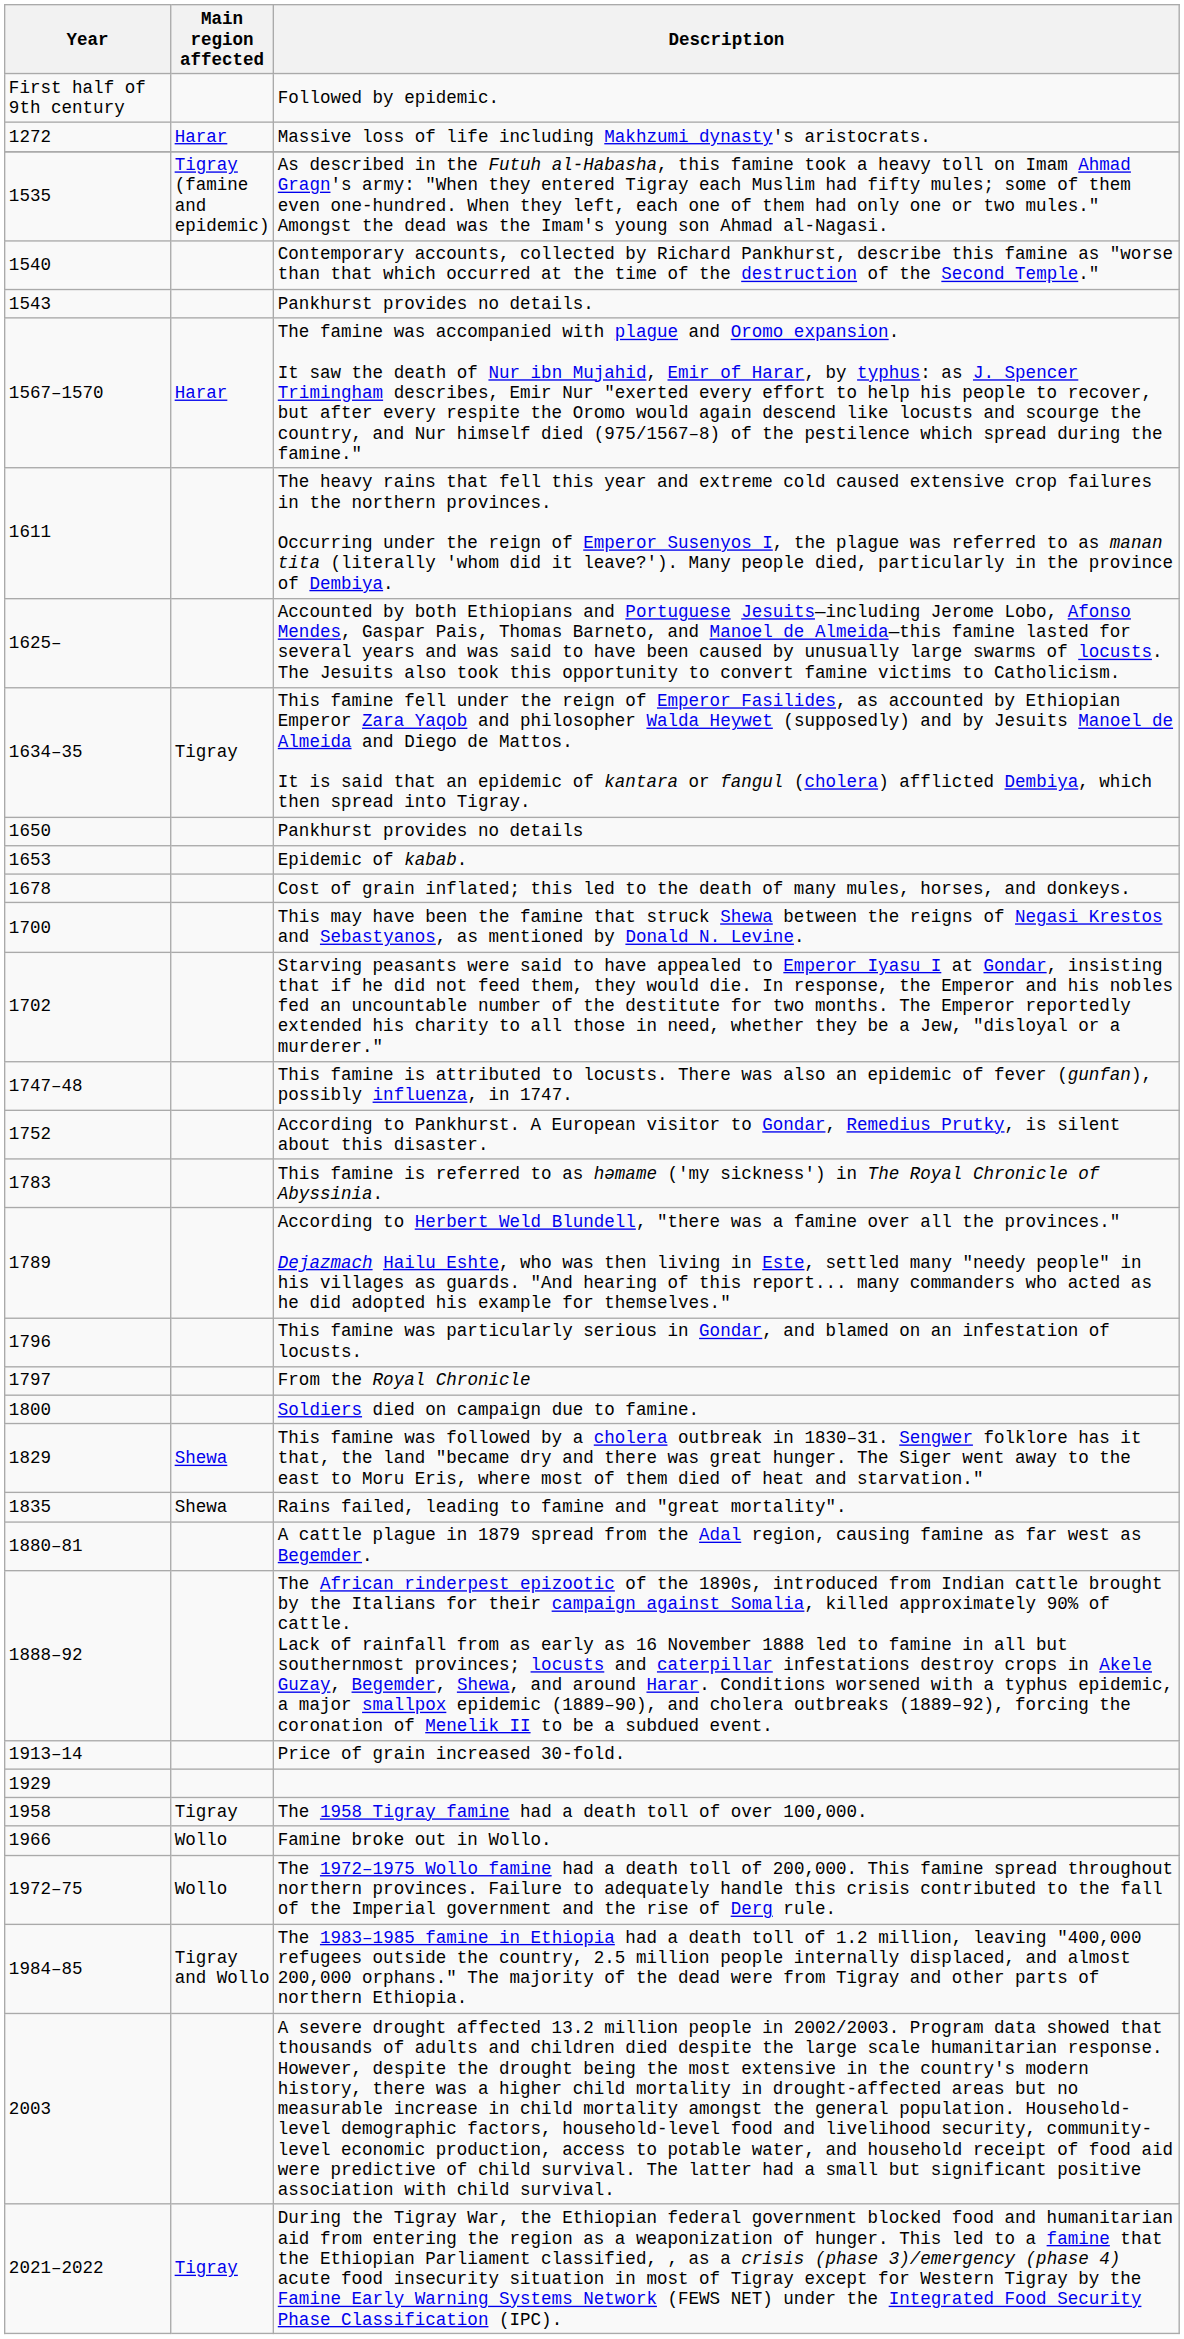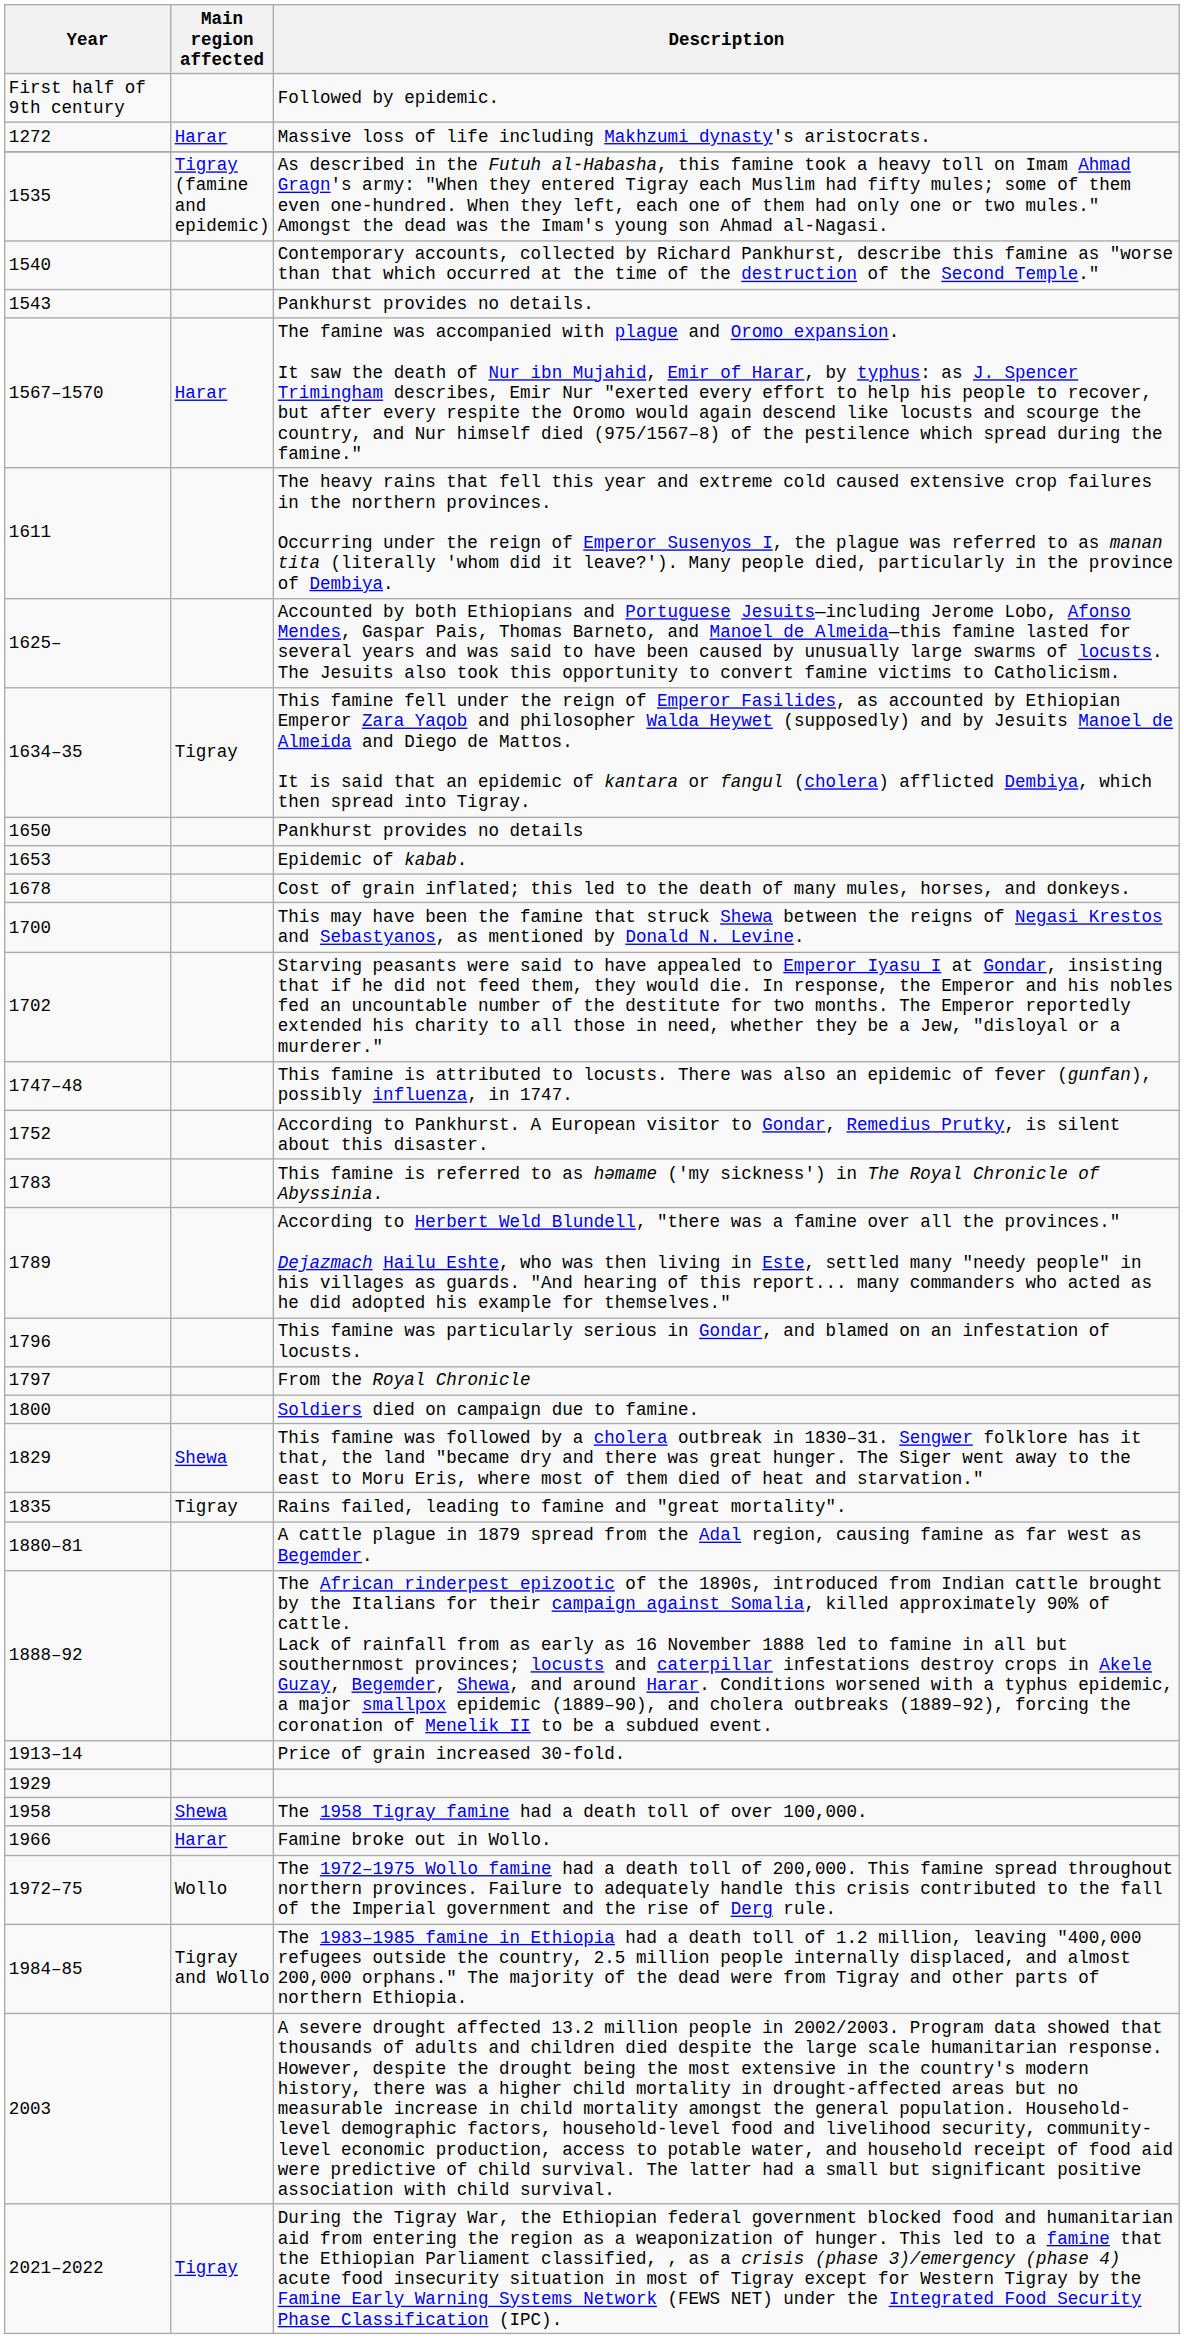(201, 1507) Shewa -> (206, 1507) Tigray
(206, 1812) Tigray -> (201, 1812) Shewa
(201, 1841) Wollo -> (201, 1841) Harar
